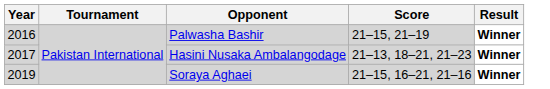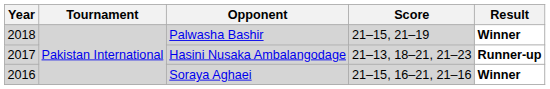(21, 35) 2016 -> (21, 35) 2018
(499, 55) Winner -> (510, 55) Runner-up
(21, 75) 2019 -> (21, 75) 2016
